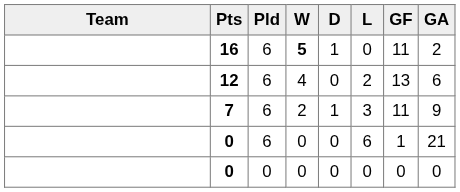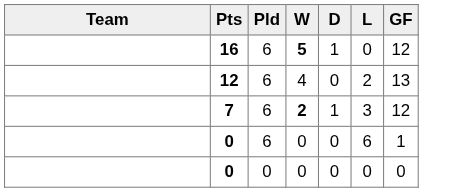- column: (437, 19)
(401, 50) 11 -> (401, 50) 12
(302, 111) normal -> (302, 111) bold
(401, 111) 11 -> (401, 111) 12
